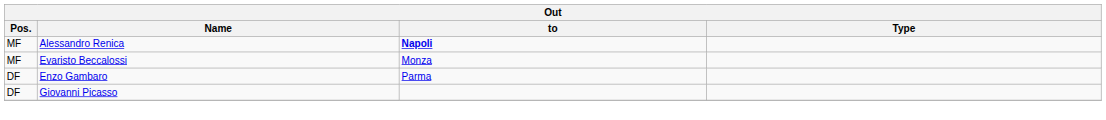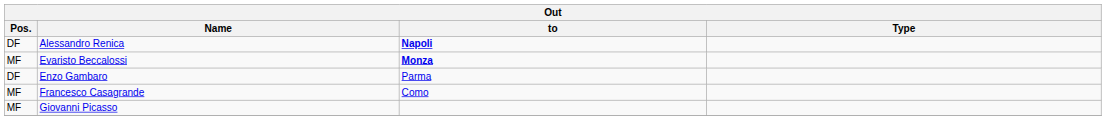(14, 45) MF -> (13, 45) DF
(417, 60) normal -> (417, 60) bold
+ row: (92, 92)
(13, 92) DF -> (14, 108) MF
